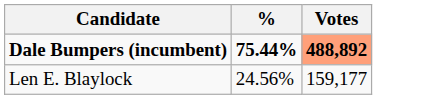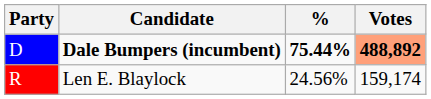+ column: (31, 19)
(337, 79) 159,177 -> (390, 79) 159,174
